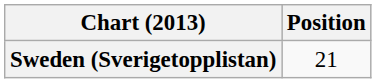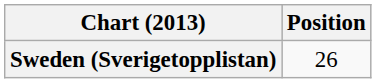(326, 58) 21 -> (326, 58) 26
